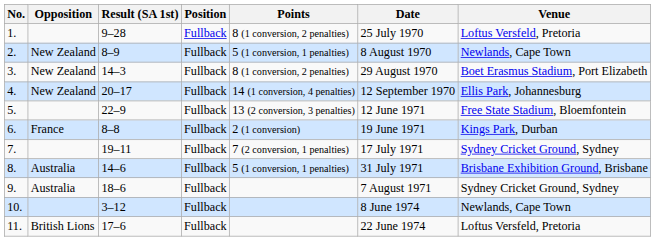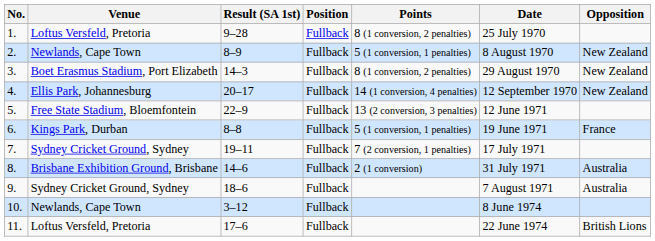columns swapped: (63, 14) <-> (554, 14)
(266, 129) 2 (1 conversion) -> (412, 129) 5 (1 conversion, 1 penalties)
(291, 168) 5 (1 conversion, 1 penalties) -> (388, 168) 2 (1 conversion)
